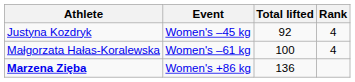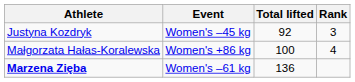(333, 32) 4 -> (333, 32) 3
(208, 50) Women's –61 kg -> (208, 50) Women's +86 kg
(208, 68) Women's +86 kg -> (208, 68) Women's –61 kg
